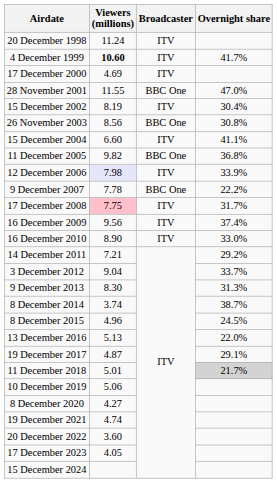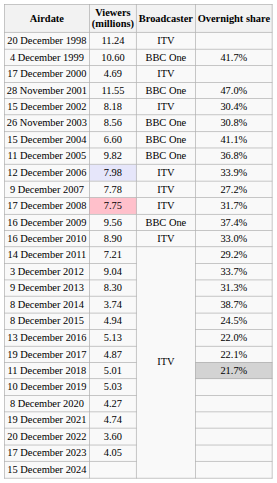(113, 57) bold -> (113, 57) normal
(166, 57) ITV -> (166, 57) BBC One
(113, 106) 8.19 -> (113, 106) 8.18
(166, 139) ITV -> (166, 139) BBC One
(166, 189) BBC One -> (166, 189) ITV
(234, 189) 22.2% -> (234, 189) 27.2%
(166, 222) ITV -> (166, 222) BBC One
(113, 321) 4.96 -> (113, 321) 4.94
(234, 354) 29.1% -> (234, 354) 22.1%
(113, 387) 5.06 -> (113, 387) 5.03
